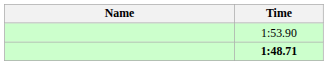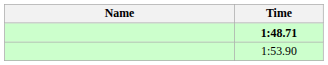rows swapped: (279, 51) <-> (279, 32)
